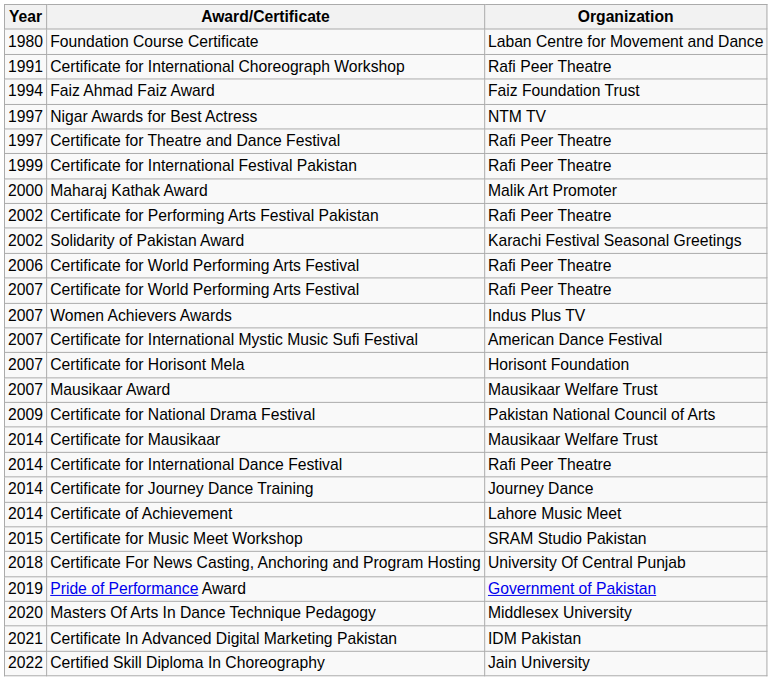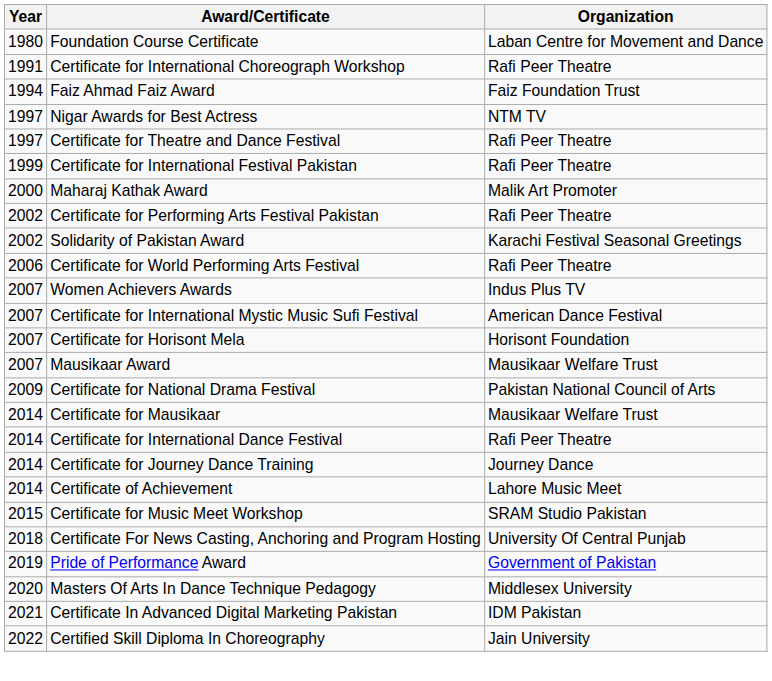- row: (26, 290)
